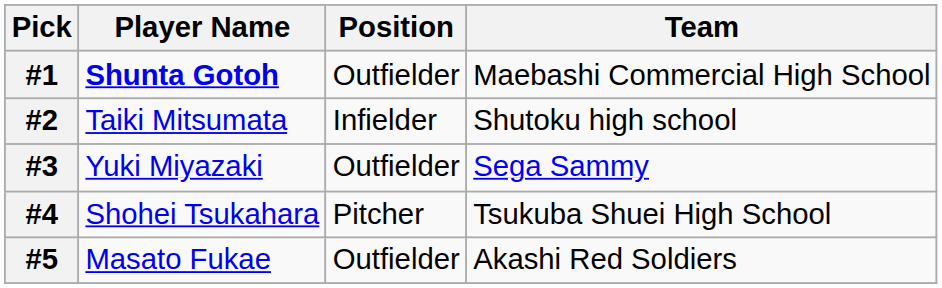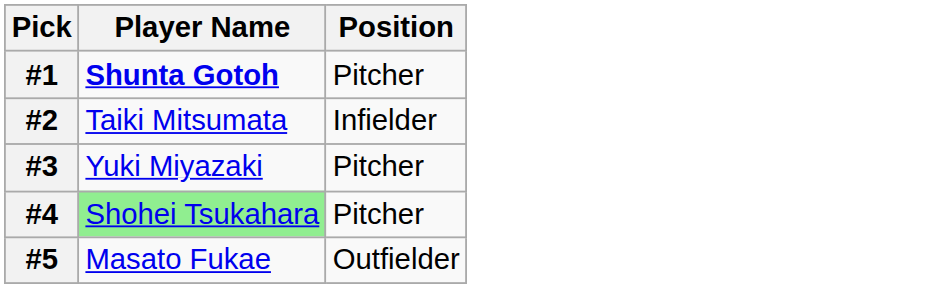- column: (702, 27)
(396, 74) Outfielder -> (378, 74) Pitcher
(396, 167) Outfielder -> (378, 167) Pitcher
(202, 213) no background -> (202, 213) lightgreen background
